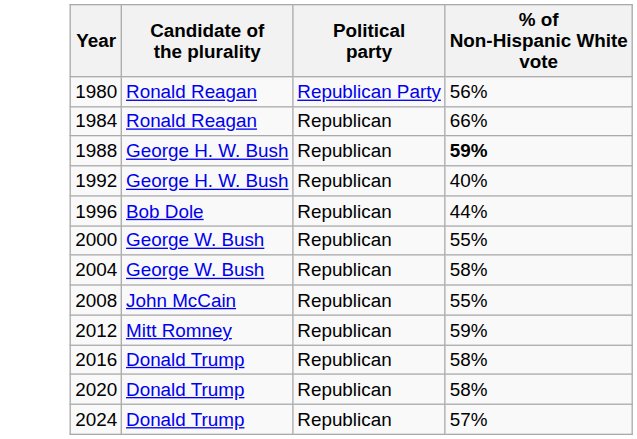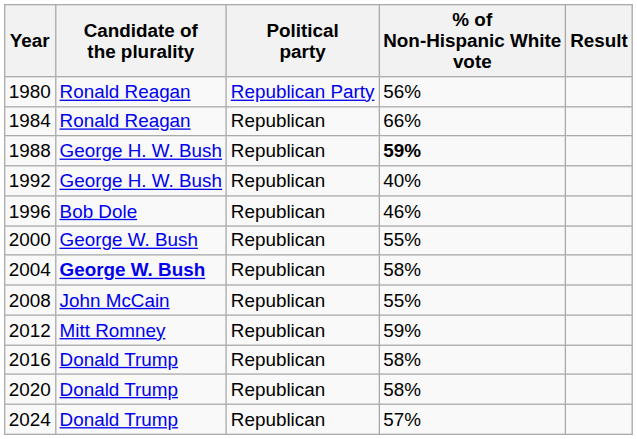+ column: (599, 41)
(469, 210) 44% -> (402, 210) 46%
(195, 270) normal -> (132, 270) bold
